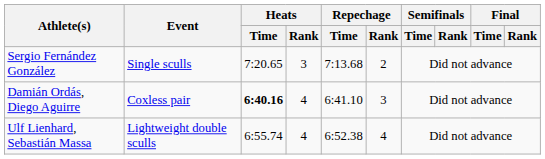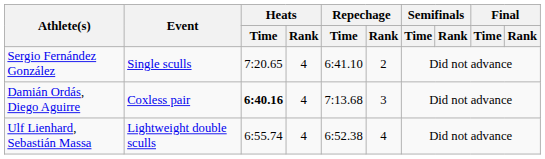(304, 64) 3 -> (304, 64) 4
(344, 64) 7:13.68 -> (344, 64) 6:41.10
(344, 100) 6:41.10 -> (344, 100) 7:13.68
